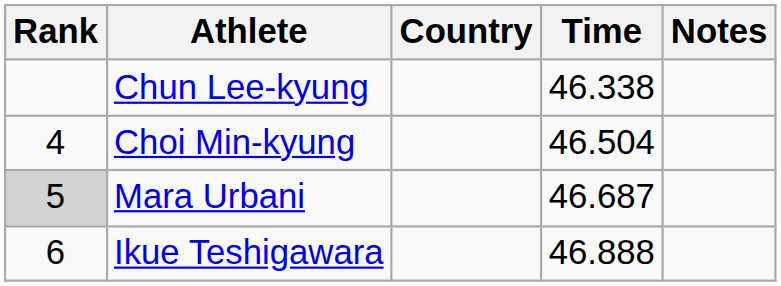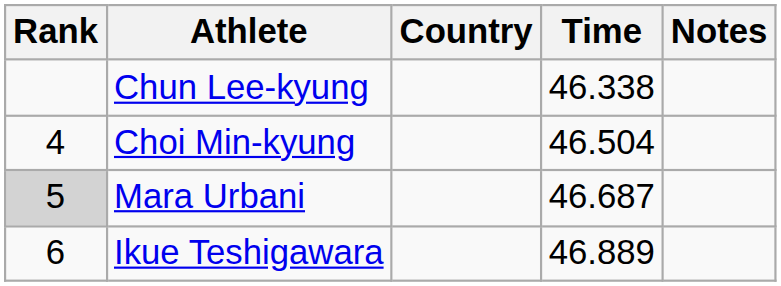(602, 252) 46.888 -> (602, 252) 46.889
